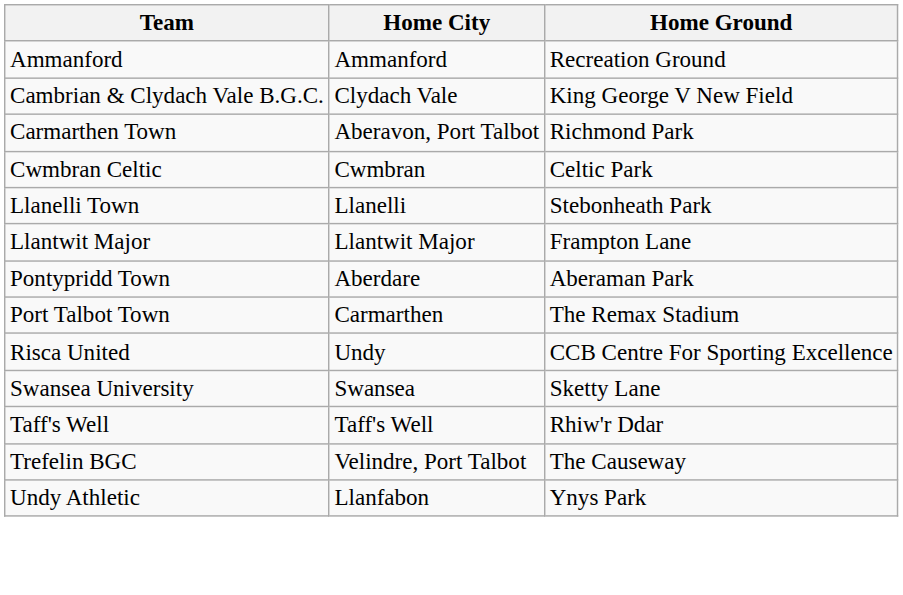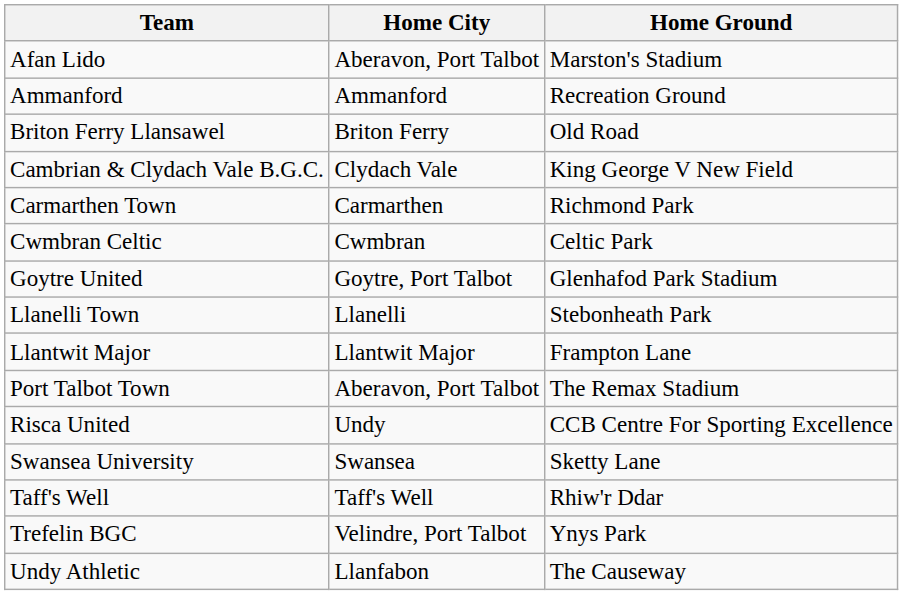+ row: (58, 59)
+ row: (118, 132)
(437, 132) Aberavon, Port Talbot -> (389, 205) Carmarthen
+ row: (76, 278)
- row: (90, 278)
(389, 315) Carmarthen -> (437, 388) Aberavon, Port Talbot
(618, 461) The Causeway -> (598, 534) Ynys Park
(598, 497) Ynys Park -> (618, 570) The Causeway
